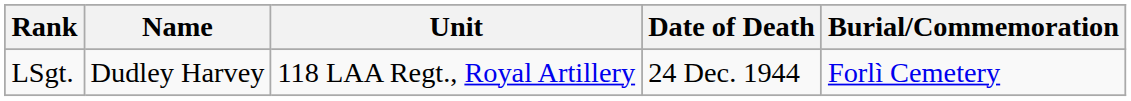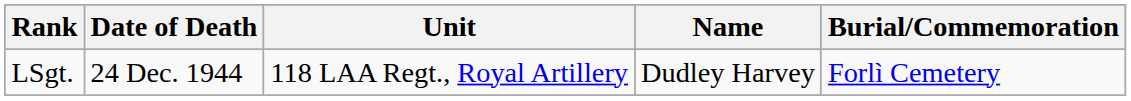columns swapped: (177, 26) <-> (732, 26)
